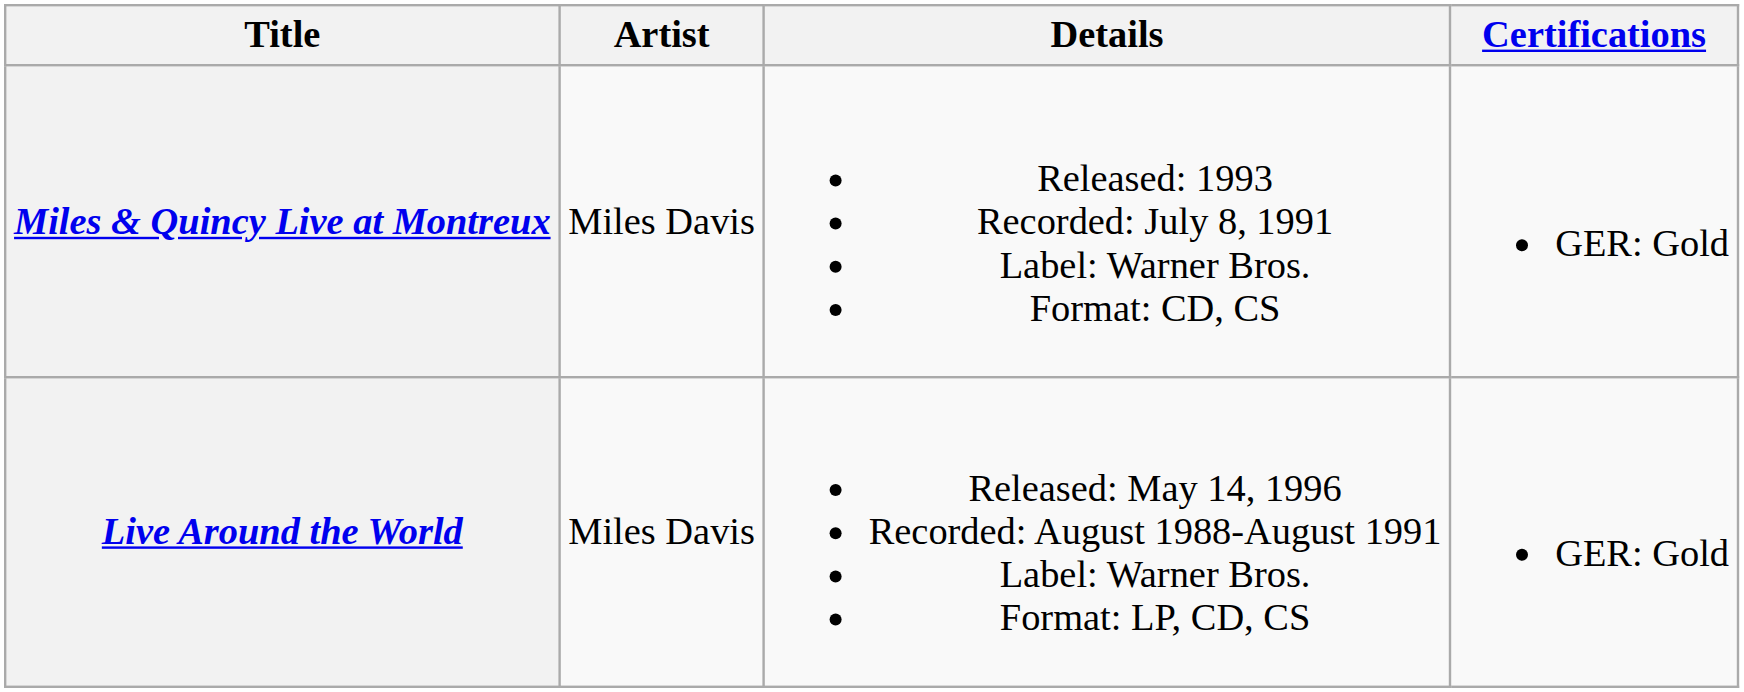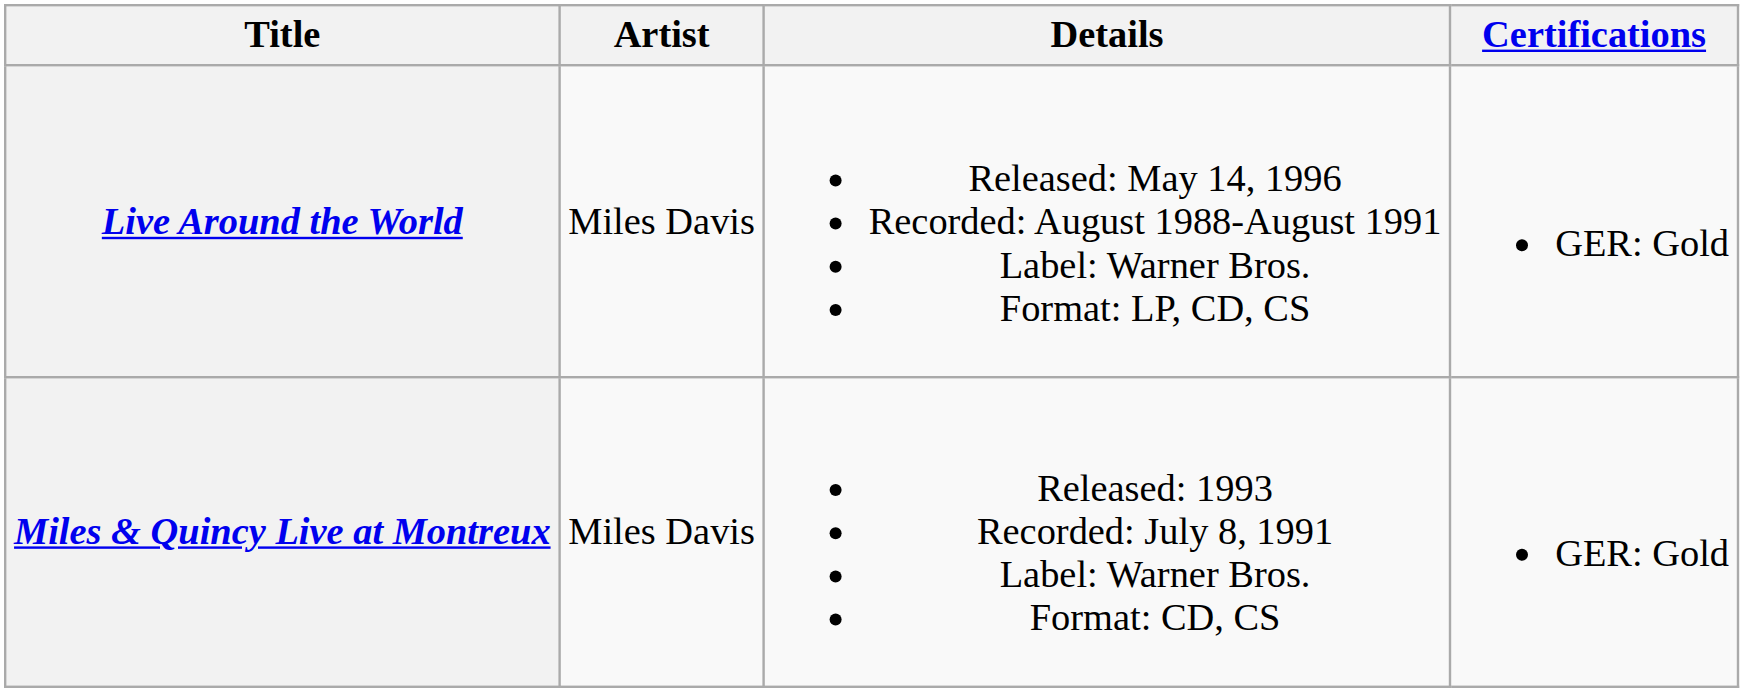rows swapped: (282, 220) <-> (282, 531)
